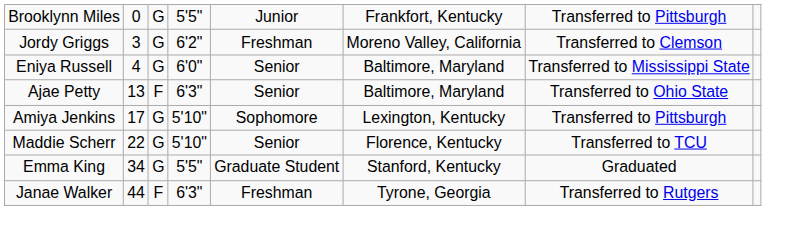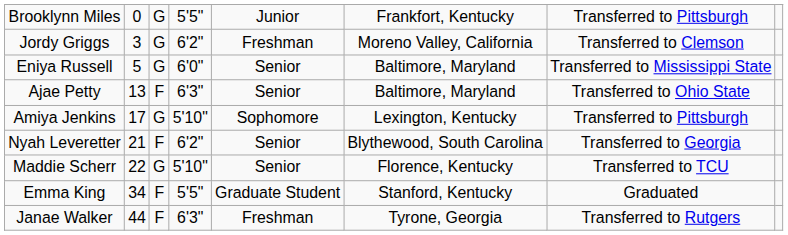(136, 67) 4 -> (137, 67) 5
+ row: (64, 142)
(158, 167) G -> (159, 192) F
